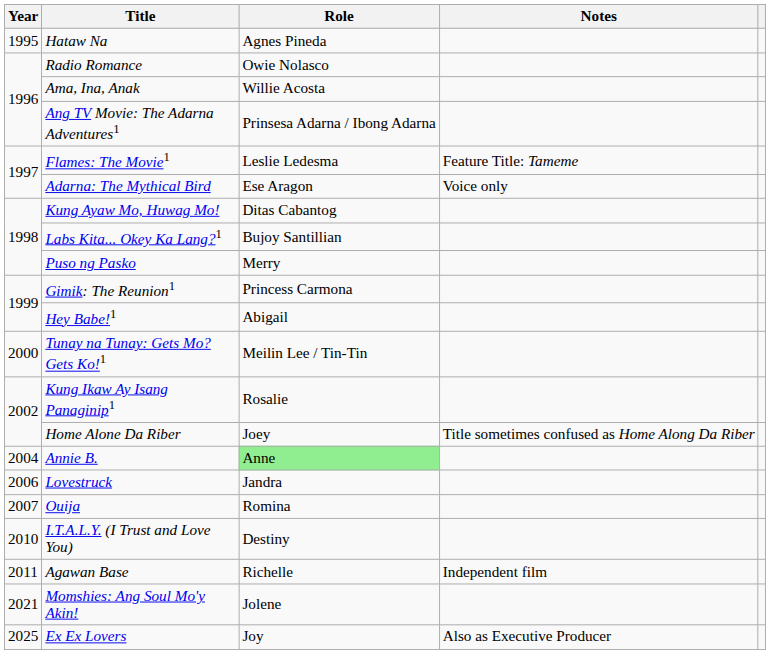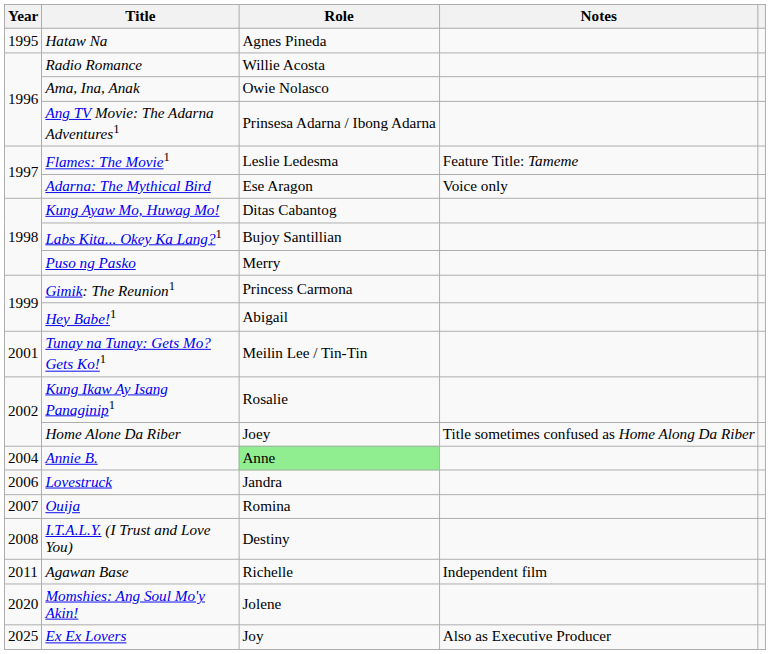(286, 64) Owie Nolasco -> (284, 64) Willie Acosta
(284, 88) Willie Acosta -> (286, 88) Owie Nolasco
(23, 354) 2000 -> (23, 354) 2001
(23, 539) 2010 -> (23, 539) 2008
(23, 604) 2021 -> (23, 604) 2020
